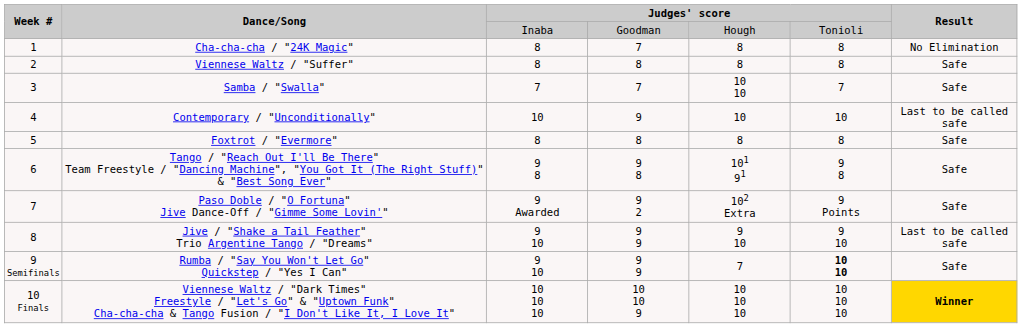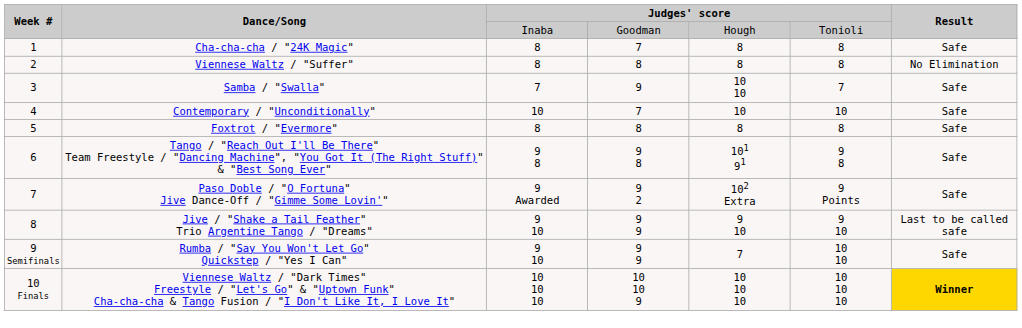(954, 47) No Elimination -> (954, 47) Safe
(954, 64) Safe -> (954, 64) No Elimination
(639, 88) 7 -> (639, 88) 9
(639, 117) 9 -> (639, 111) 7
(954, 117) Last to be called safe -> (954, 111) Safe
(841, 266) bold -> (841, 254) normal
